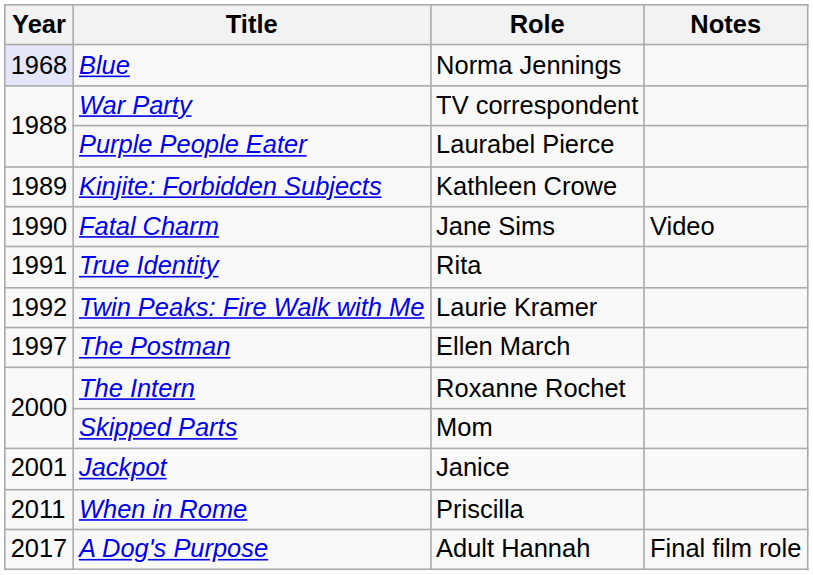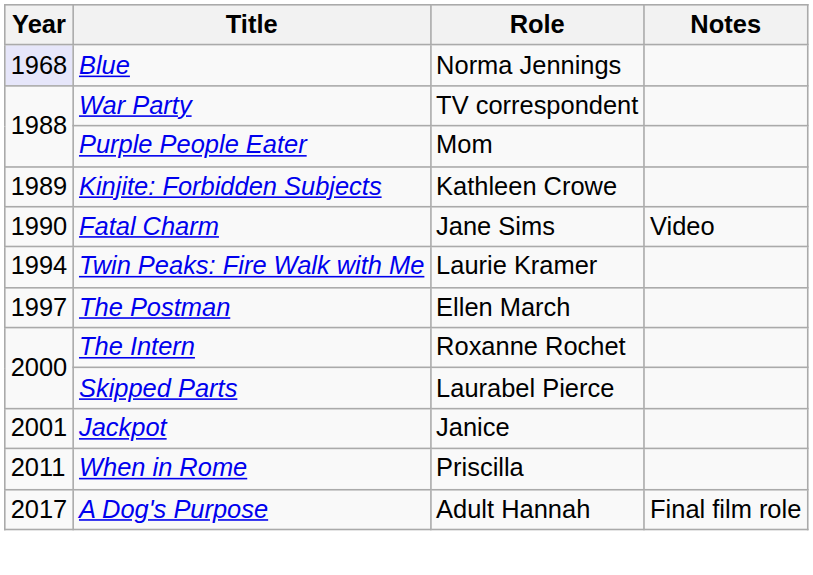(525, 145) Laurabel Pierce -> (464, 145) Mom
- row: (149, 266)
(39, 307) 1992 -> (39, 266) 1994
(464, 428) Mom -> (525, 387) Laurabel Pierce
